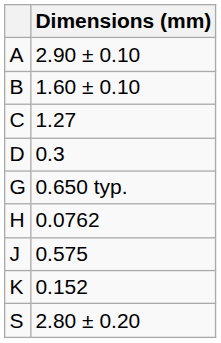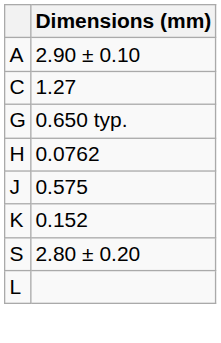- row: (16, 87)
- row: (17, 154)
+ row: (15, 287)
